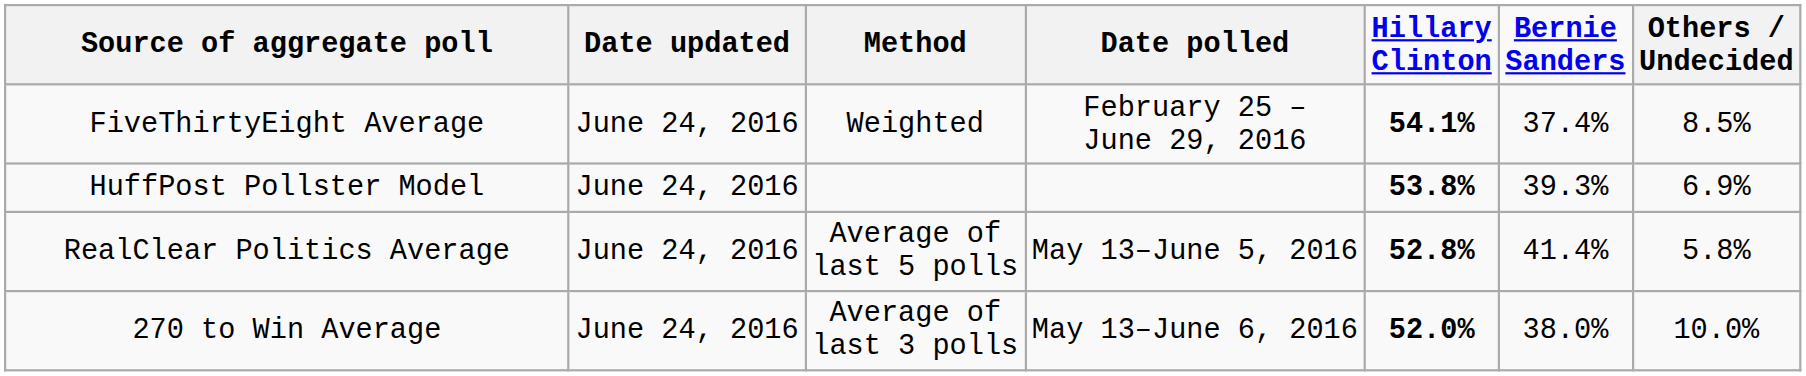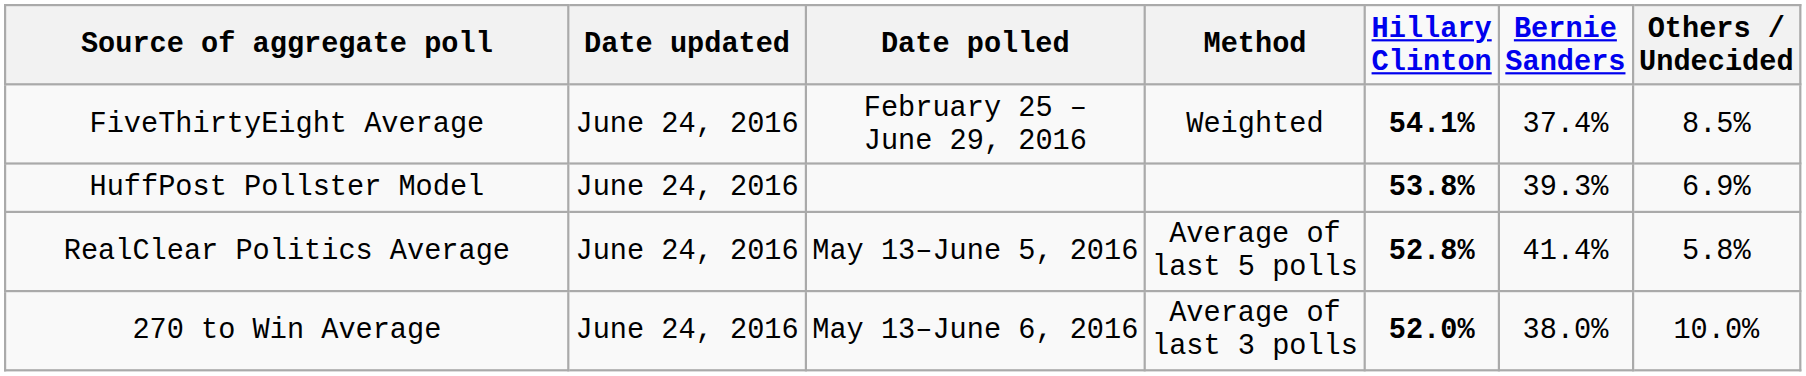columns swapped: (1195, 45) <-> (915, 45)
